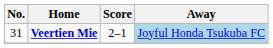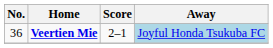(16, 33) 31 -> (16, 33) 36
